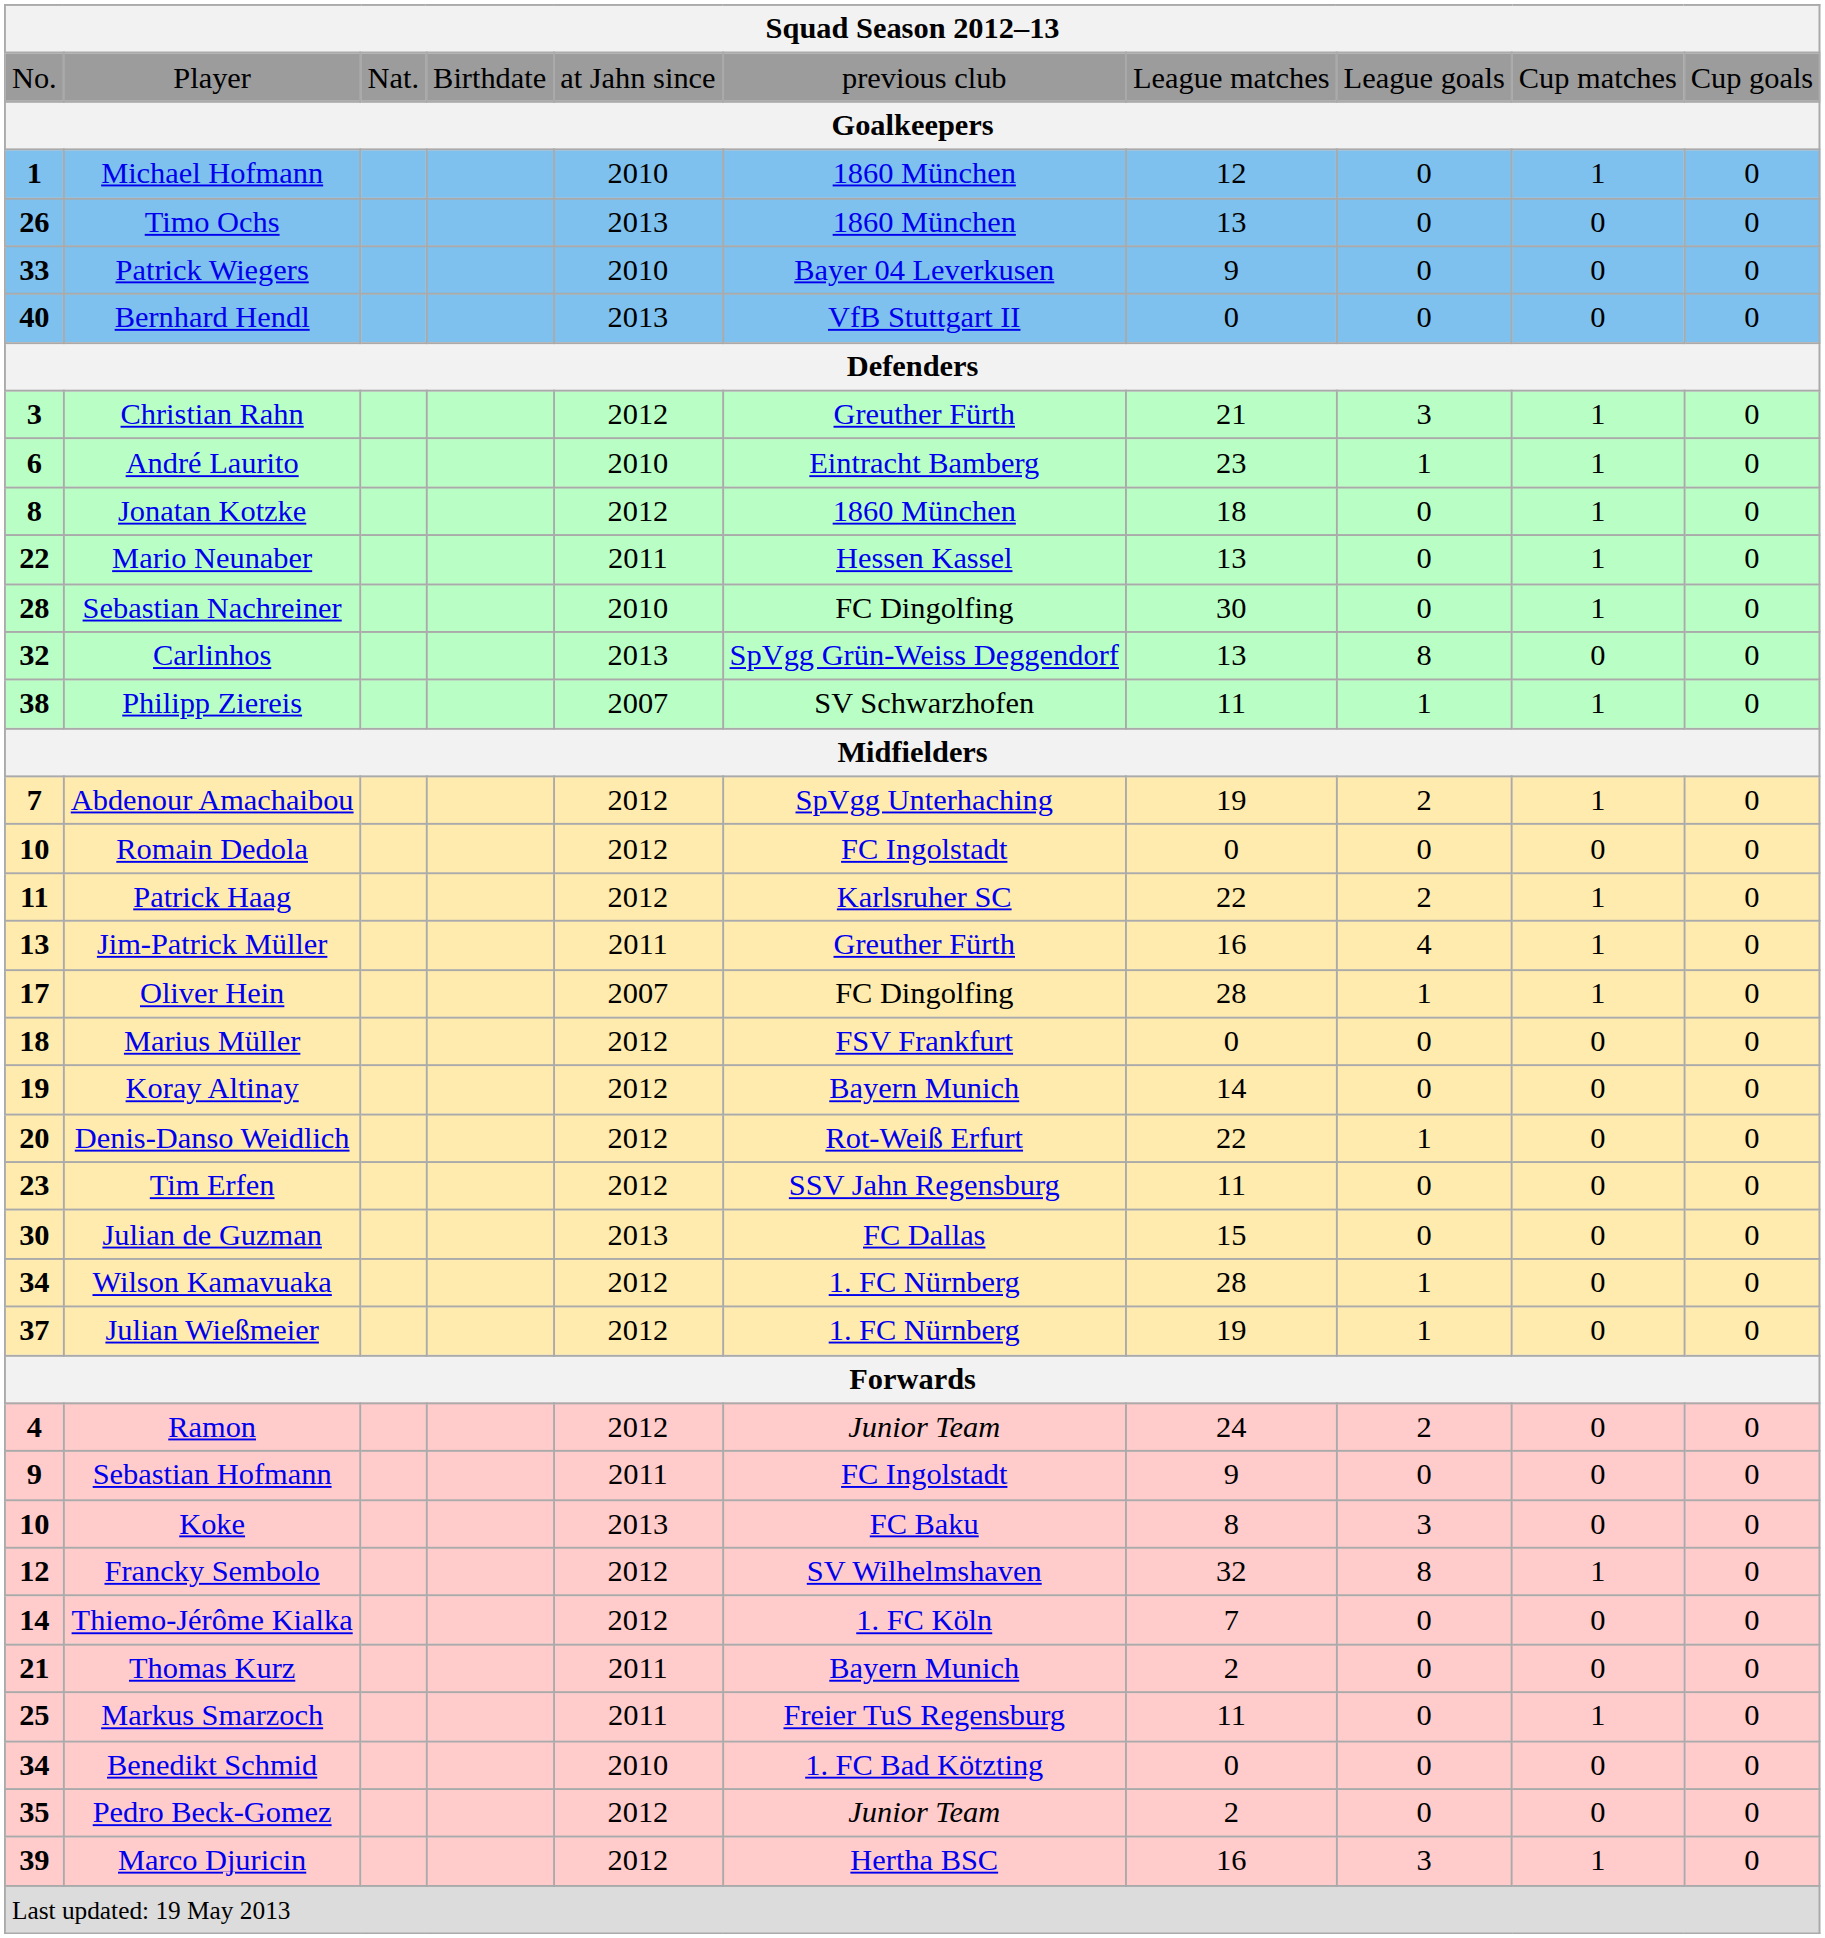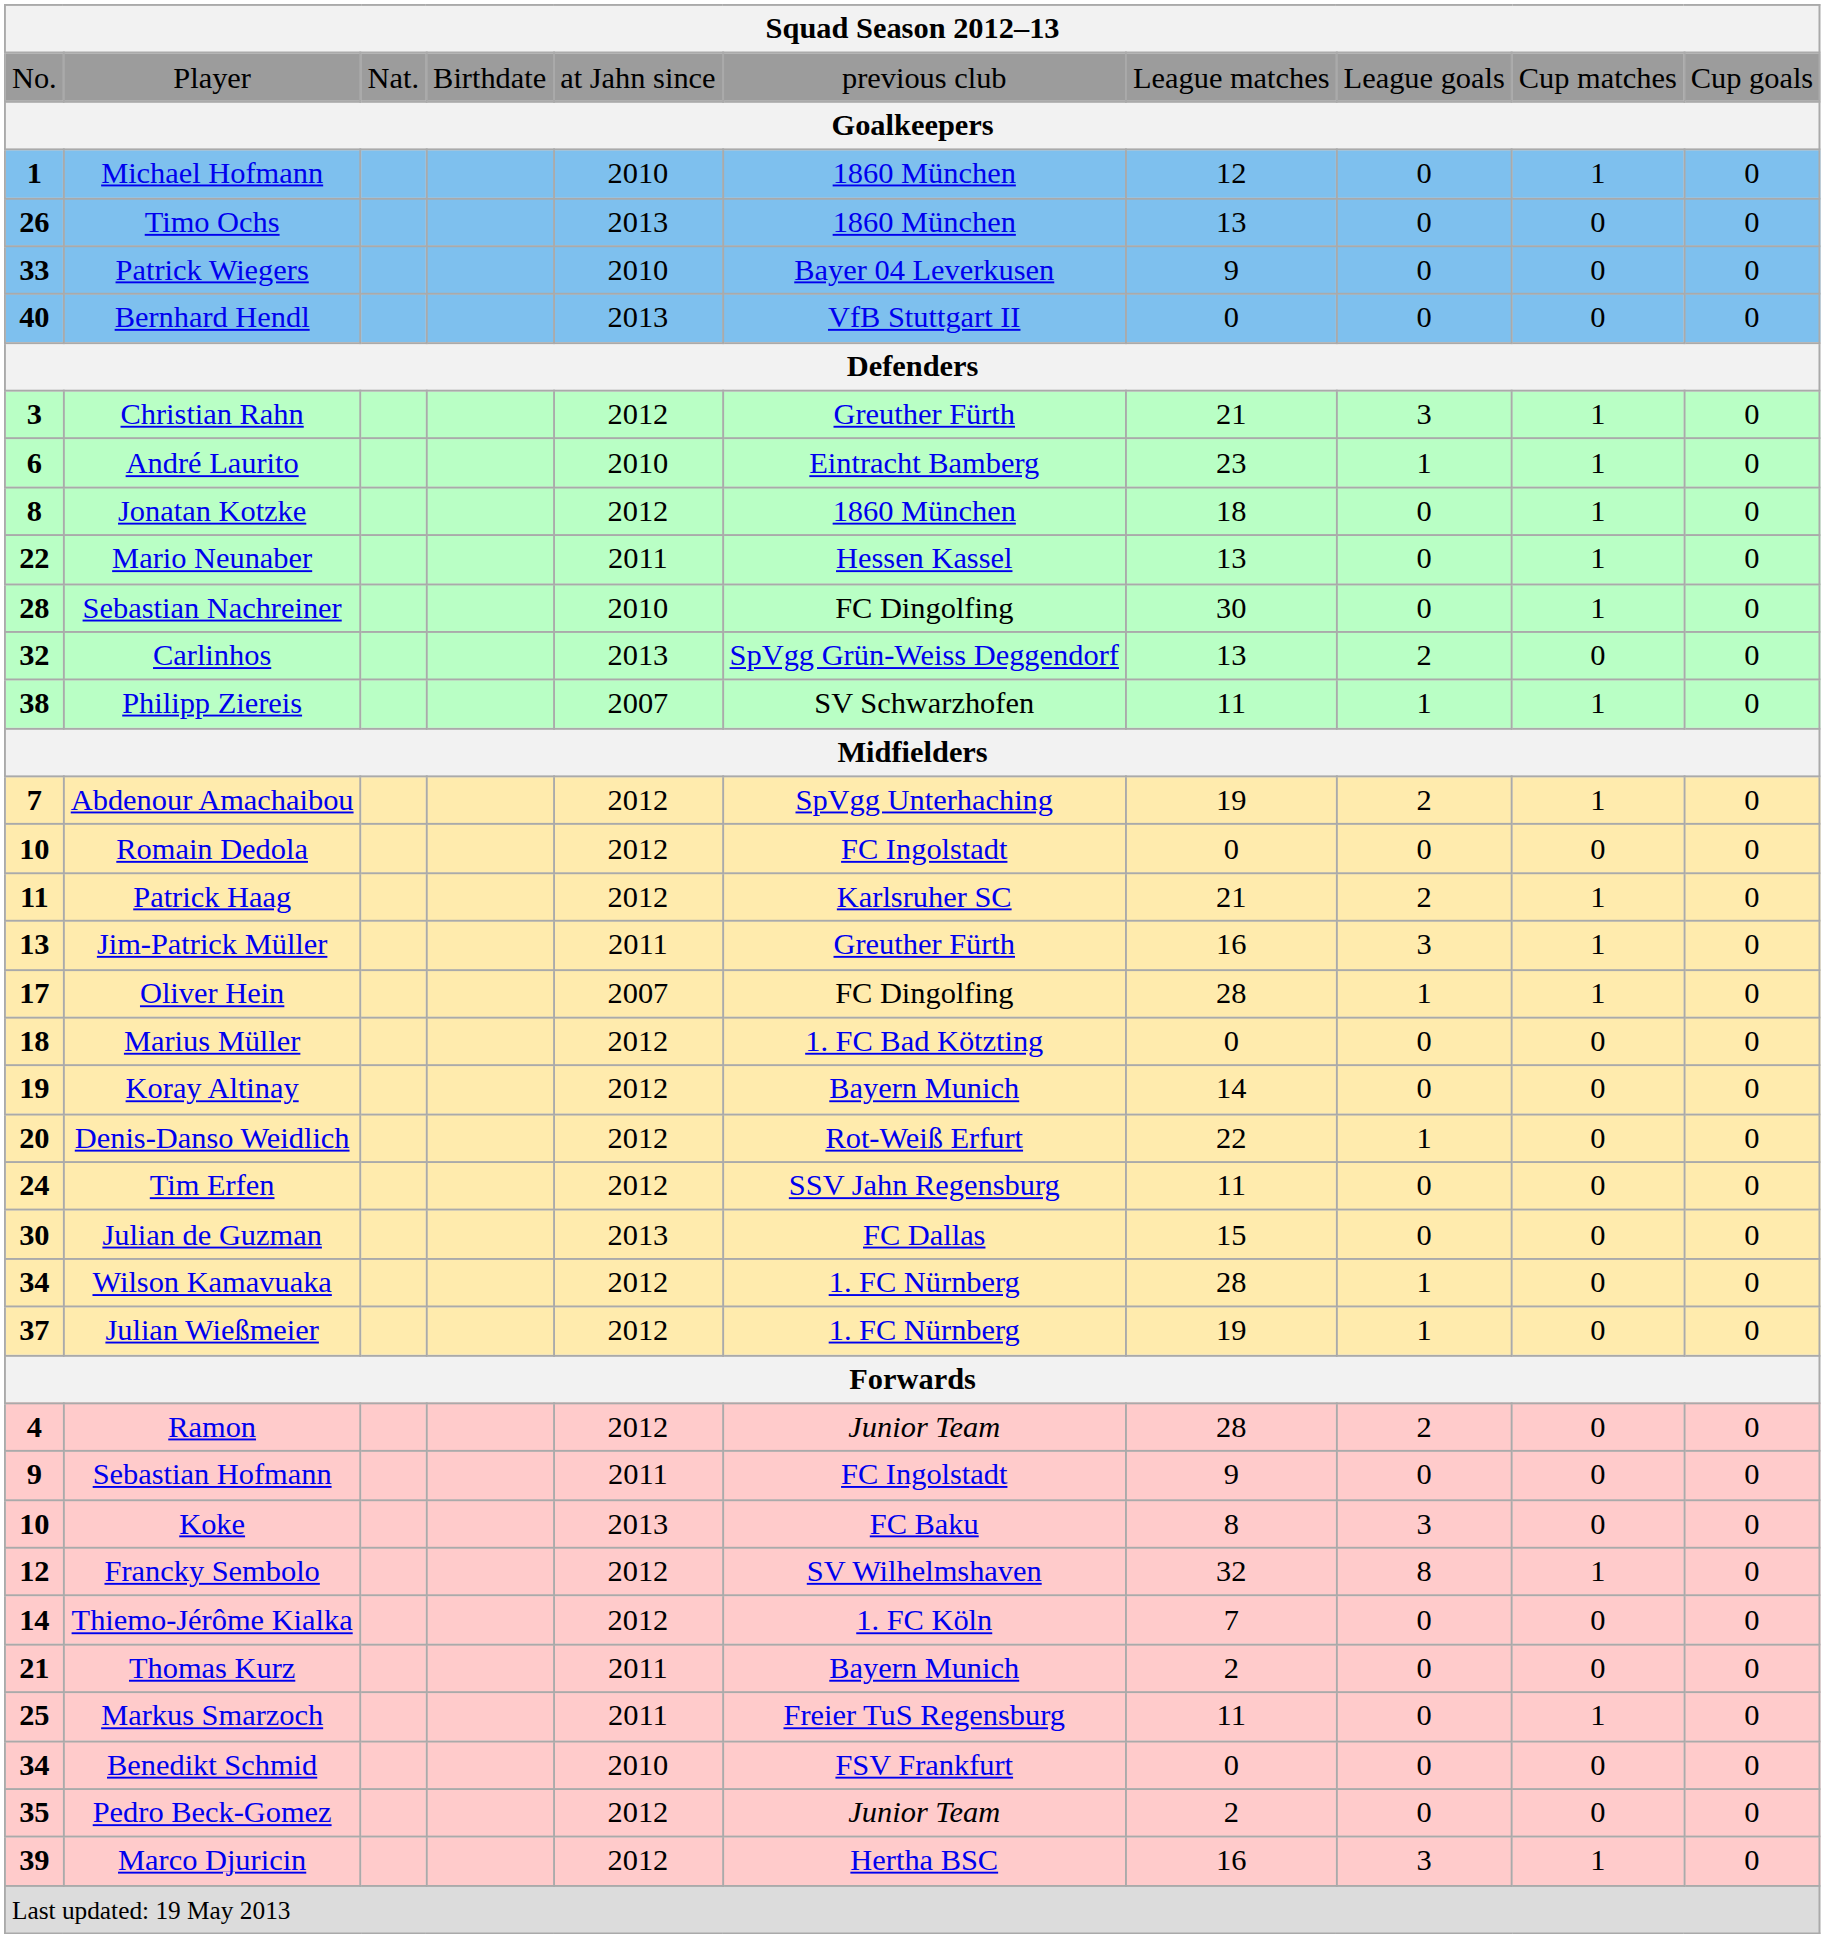(1424, 655) 8 -> (1424, 655) 2
(1231, 896) 22 -> (1231, 896) 21
(1424, 944) 4 -> (1424, 944) 3
(924, 1041) FSV Frankfurt -> (924, 1041) 1. FC Bad Kötzting
(34, 1185) 23 -> (34, 1185) 24
(1231, 1426) 24 -> (1231, 1426) 28
(924, 1764) 1. FC Bad Kötzting -> (924, 1764) FSV Frankfurt
